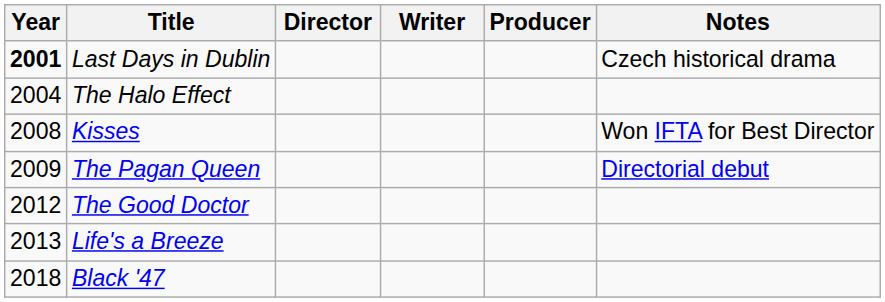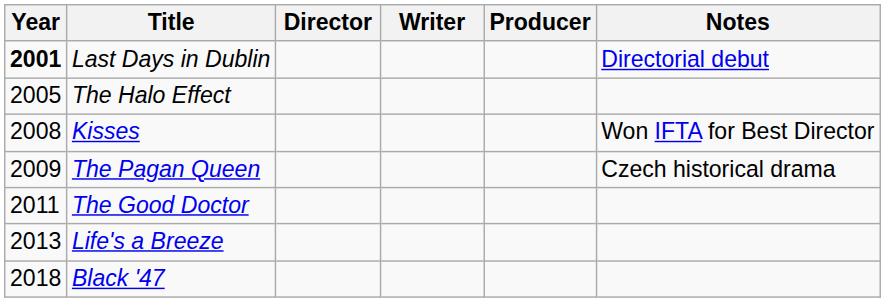(718, 59) Czech historical drama -> (685, 59) Directorial debut
(36, 95) 2004 -> (36, 95) 2005
(685, 168) Directorial debut -> (718, 168) Czech historical drama
(36, 205) 2012 -> (35, 205) 2011
